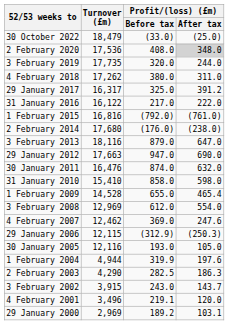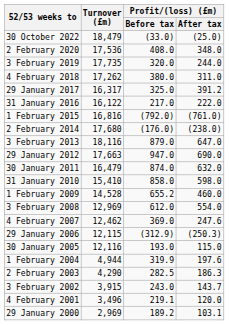(209, 50) lightgrey background -> (209, 50) no background
(107, 169) 16,476 -> (107, 169) 16,479
(162, 195) 655.0 -> (162, 195) 655.2
(209, 195) 465.4 -> (209, 195) 460.0
(209, 247) 105.0 -> (209, 247) 115.0
